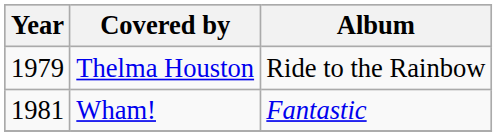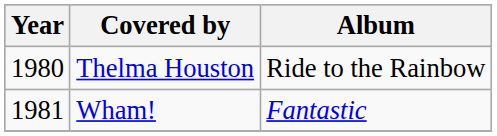(38, 67) 1979 -> (38, 67) 1980
